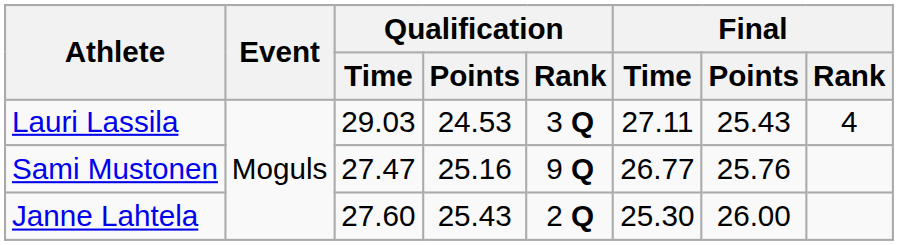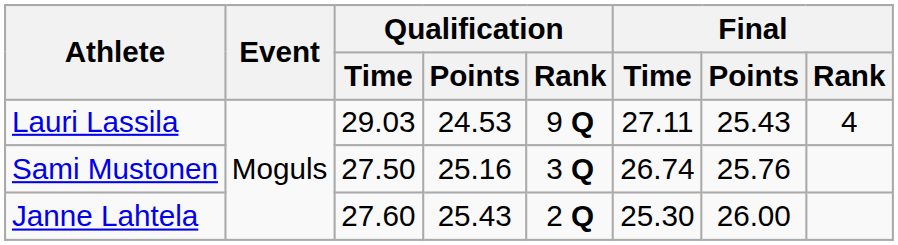(570, 123) 3 Q -> (570, 123) 9 Q
(378, 169) 27.47 -> (378, 169) 27.50
(570, 169) 9 Q -> (570, 169) 3 Q
(657, 169) 26.77 -> (657, 169) 26.74
